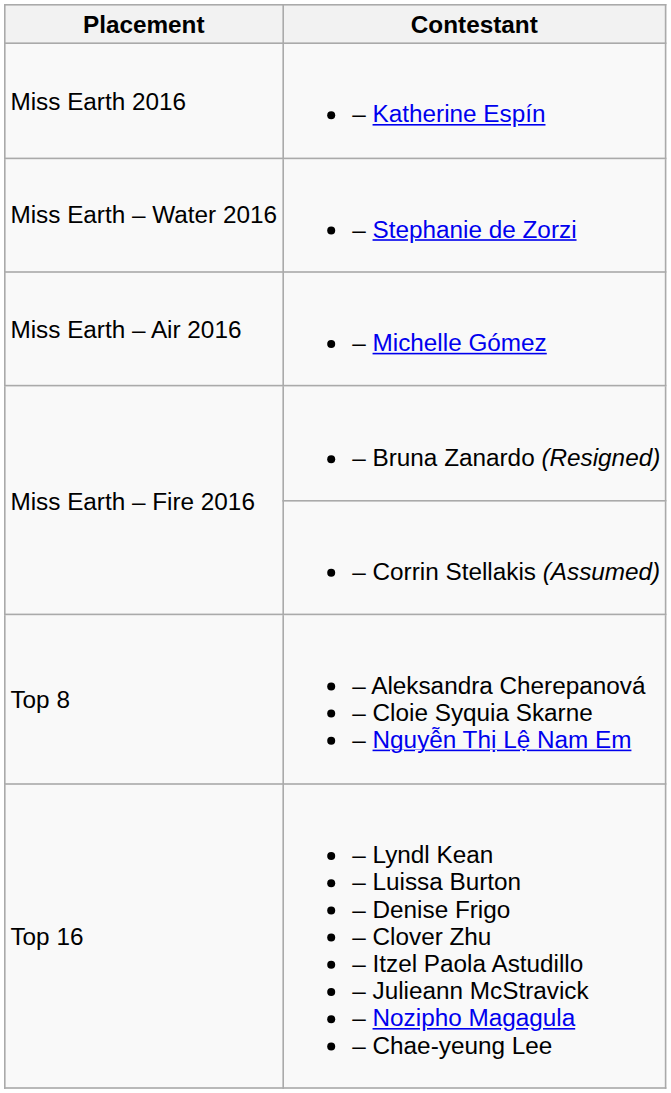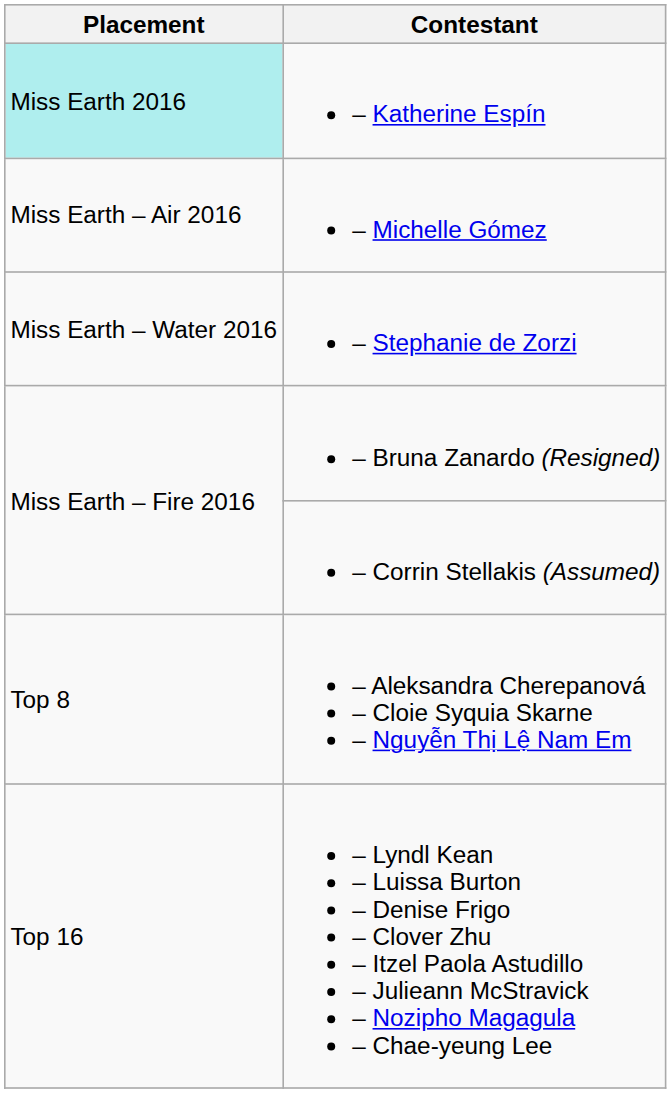(98, 101) no background -> (98, 101) paleturquoise background
rows swapped: (474, 343) <-> (474, 229)
